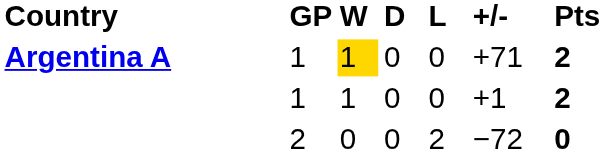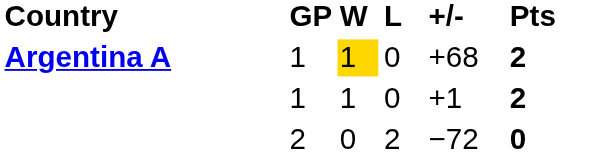- column: (395, 16)
(498, 57) +71 -> (454, 57) +68
